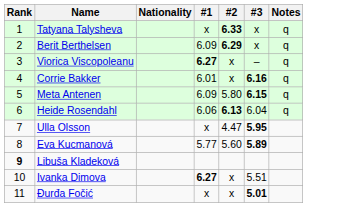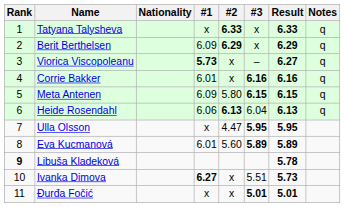+ column: (287, 12)
(207, 62) 6.27 -> (207, 62) 5.73
(207, 144) 5.77 -> (207, 144) 6.01
